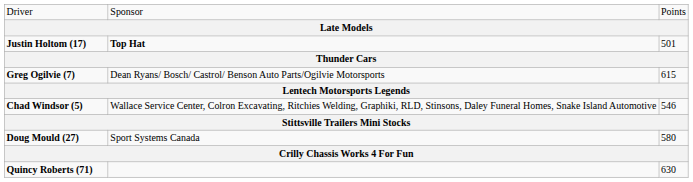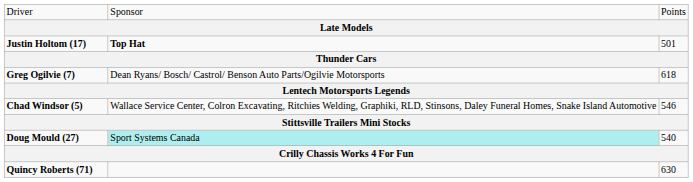(668, 75) 615 -> (668, 75) 618
(155, 138) no background -> (155, 138) paleturquoise background
(668, 138) 580 -> (668, 138) 540
